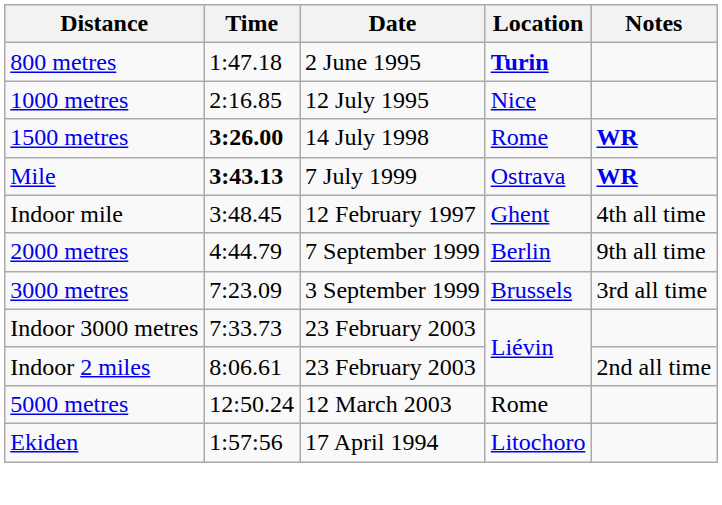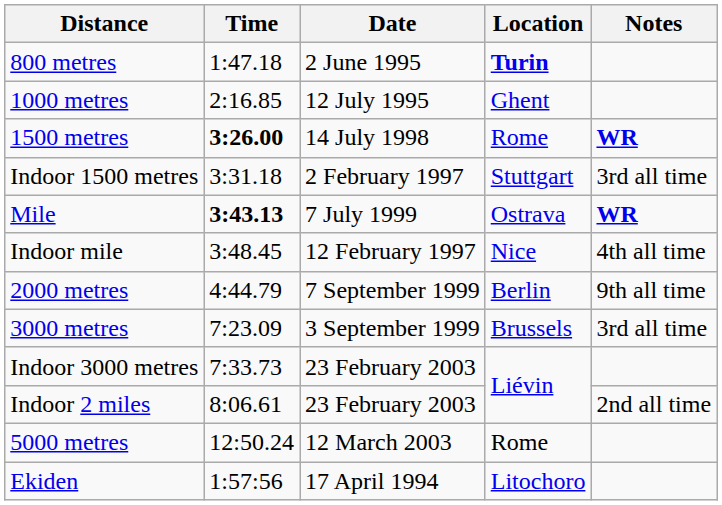(513, 99) Nice -> (520, 99) Ghent
+ row: (104, 175)
(520, 213) Ghent -> (513, 251) Nice
